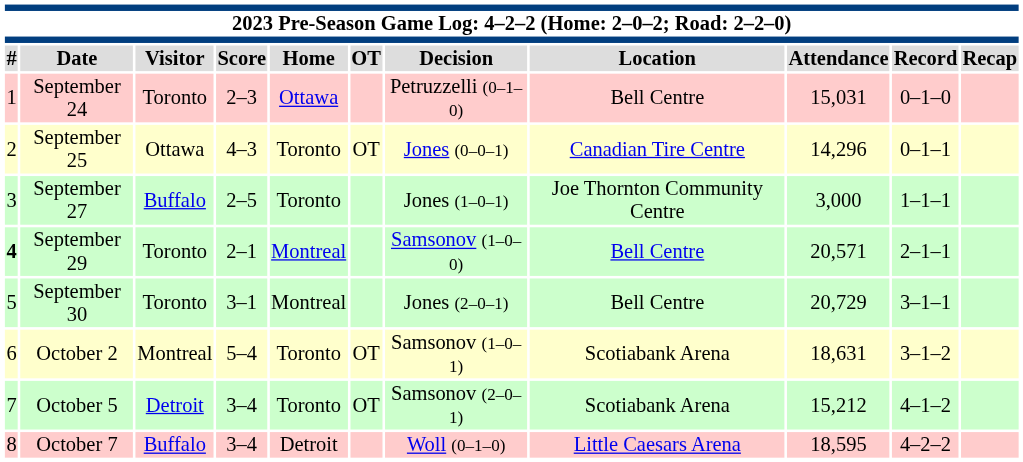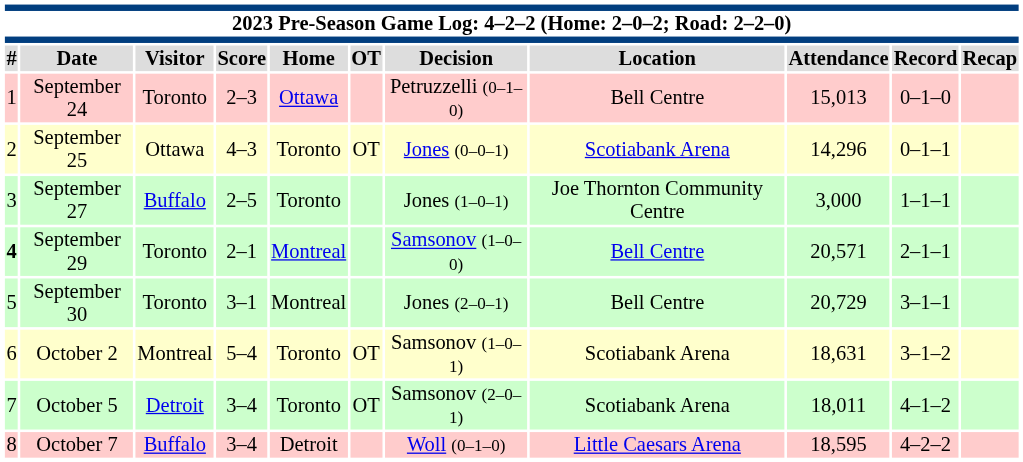(838, 97) 15,031 -> (838, 97) 15,013
(657, 149) Canadian Tire Centre -> (657, 149) Scotiabank Arena
(838, 405) 15,212 -> (838, 405) 18,011
